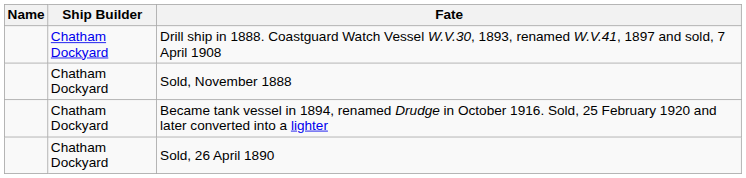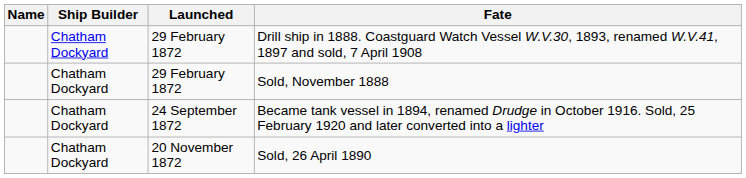+ column: (201, 15)
